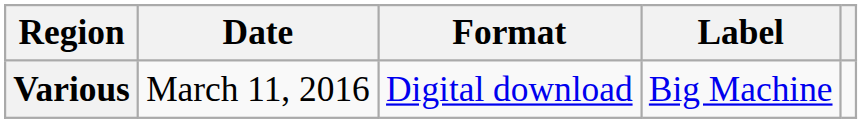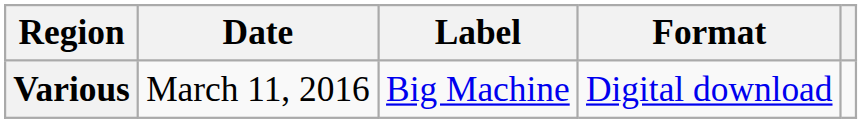columns swapped: (509, 32) <-> (741, 32)
